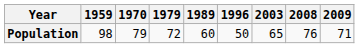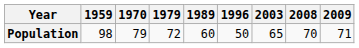(310, 33) 76 -> (310, 33) 70
